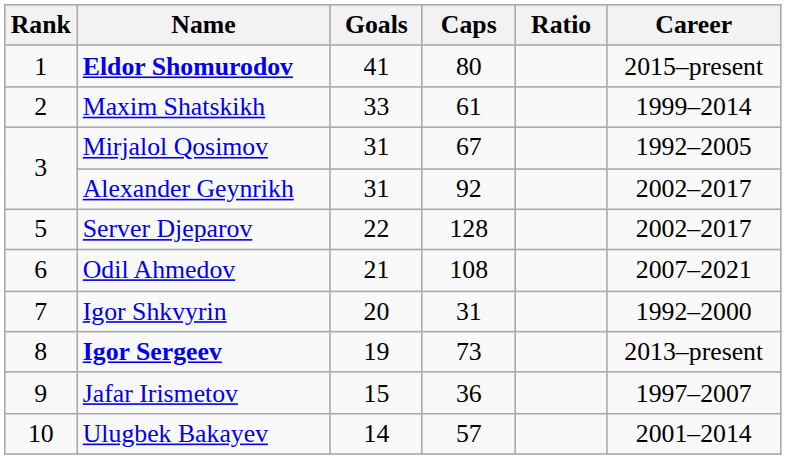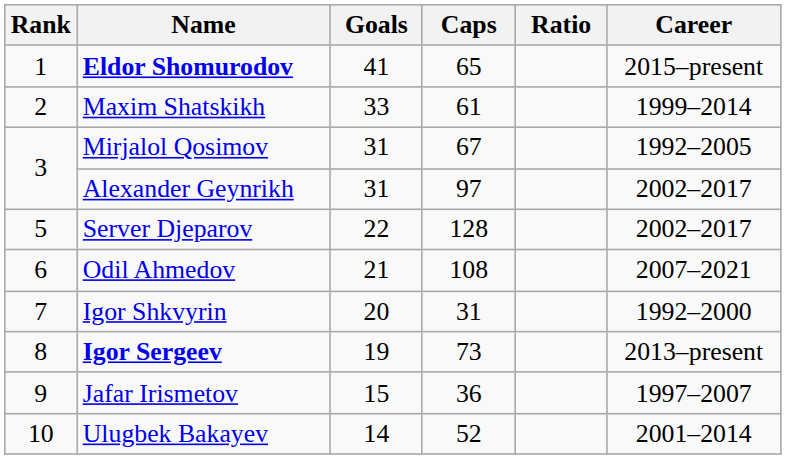(469, 65) 80 -> (469, 65) 65
(469, 188) 92 -> (469, 188) 97
(469, 433) 57 -> (469, 433) 52
